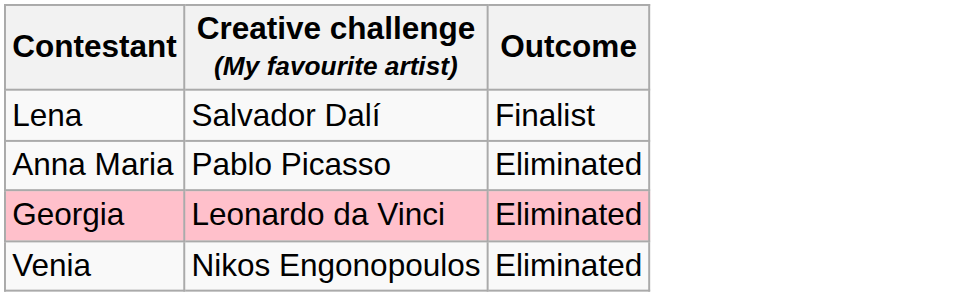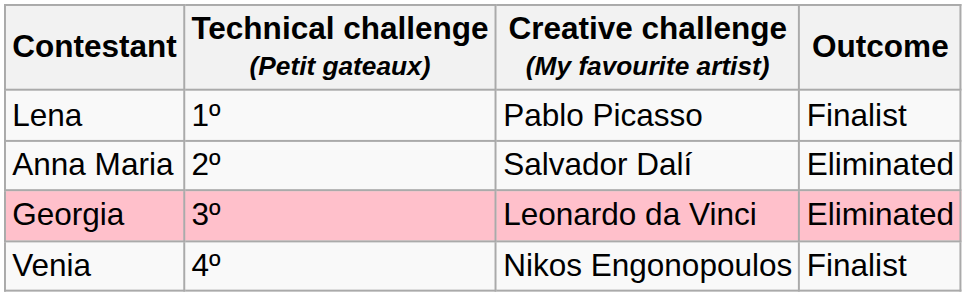+ column: (340, 47)
(286, 114) Salvador Dalí -> (603, 114) Pablo Picasso
(291, 164) Pablo Picasso -> (598, 164) Salvador Dalí
(569, 264) Eliminated -> (857, 264) Finalist
